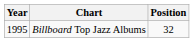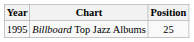(168, 29) 32 -> (168, 29) 25
